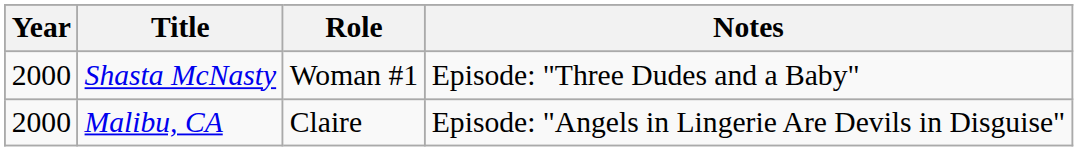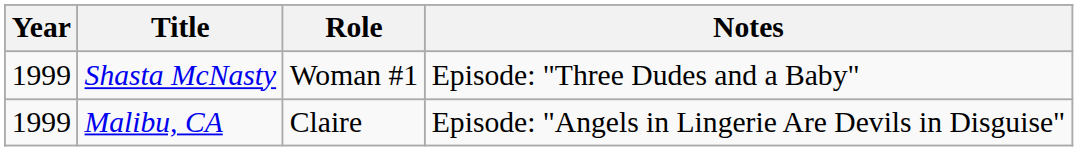(41, 74) 2000 -> (41, 74) 1999
(41, 121) 2000 -> (41, 121) 1999
